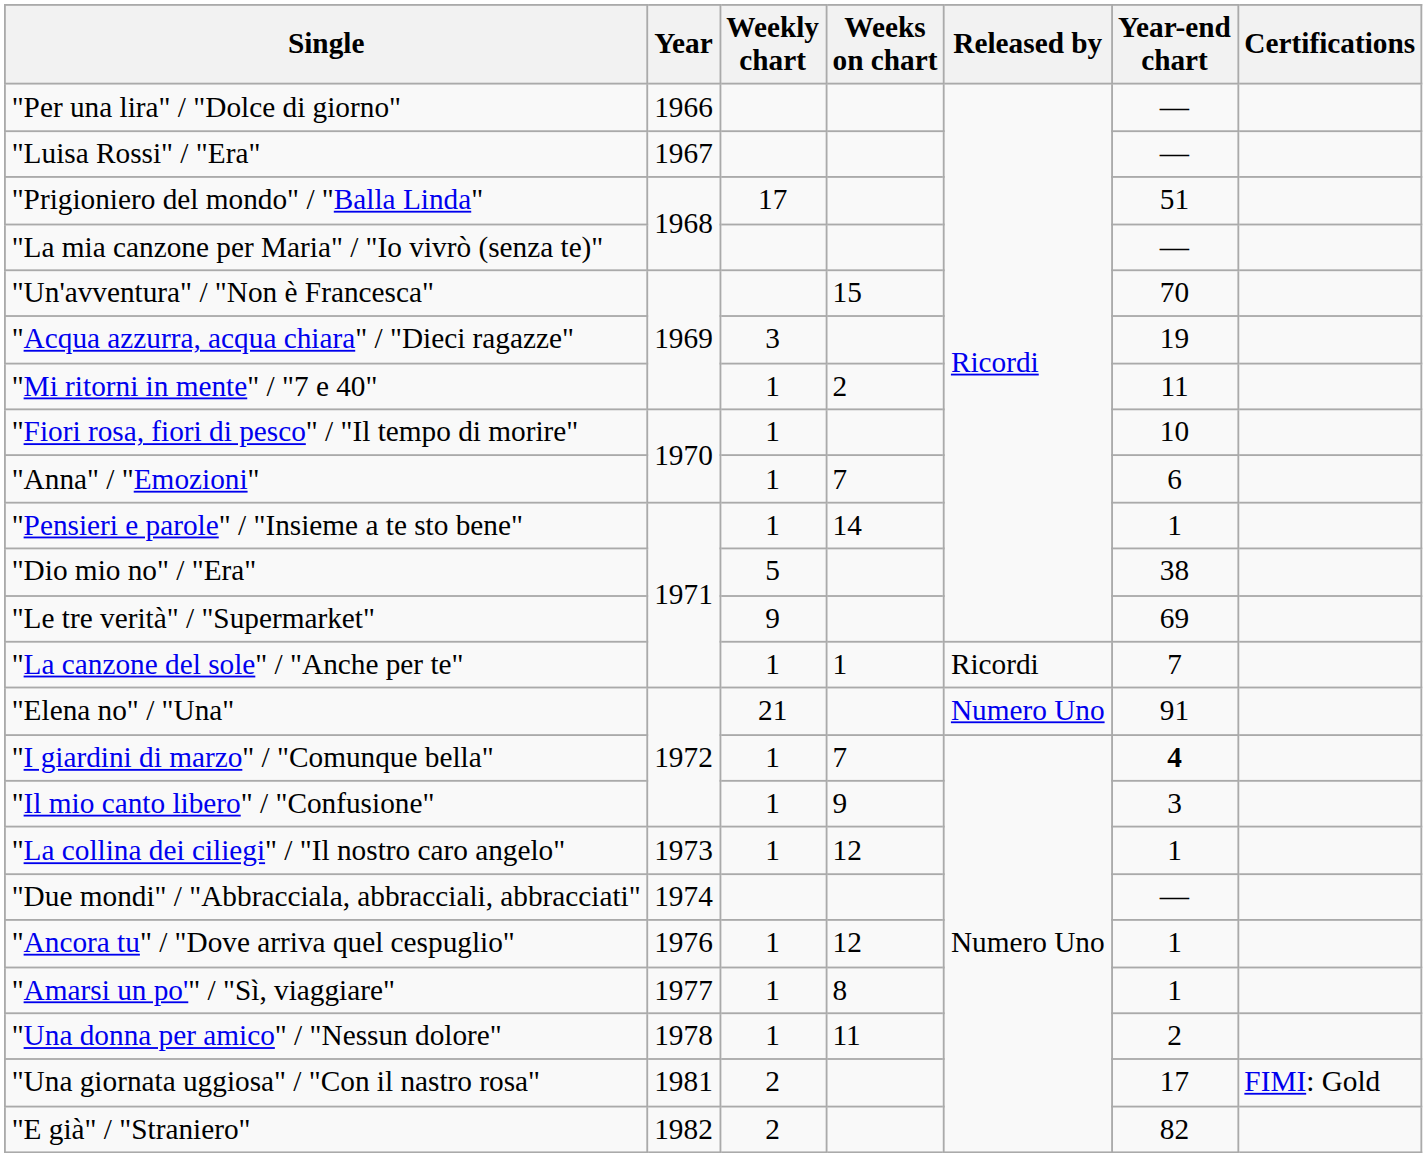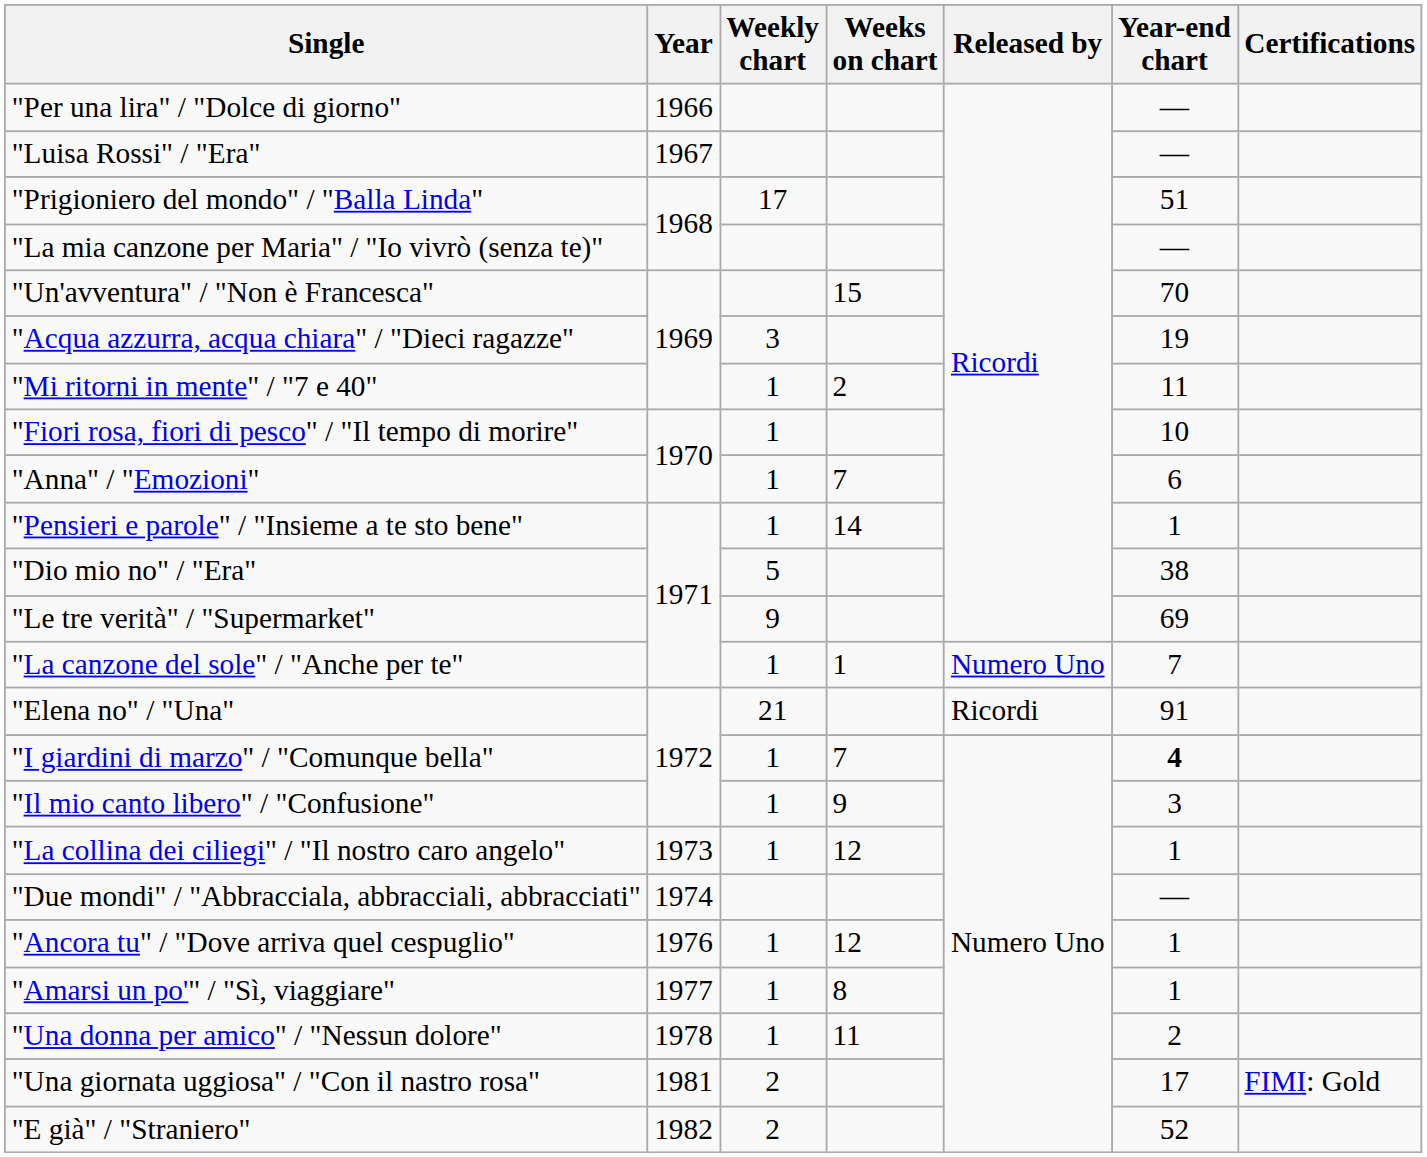(995, 664) Ricordi -> (1028, 664) Numero Uno
(1028, 710) Numero Uno -> (995, 710) Ricordi
(1174, 1128) 82 -> (1174, 1128) 52
